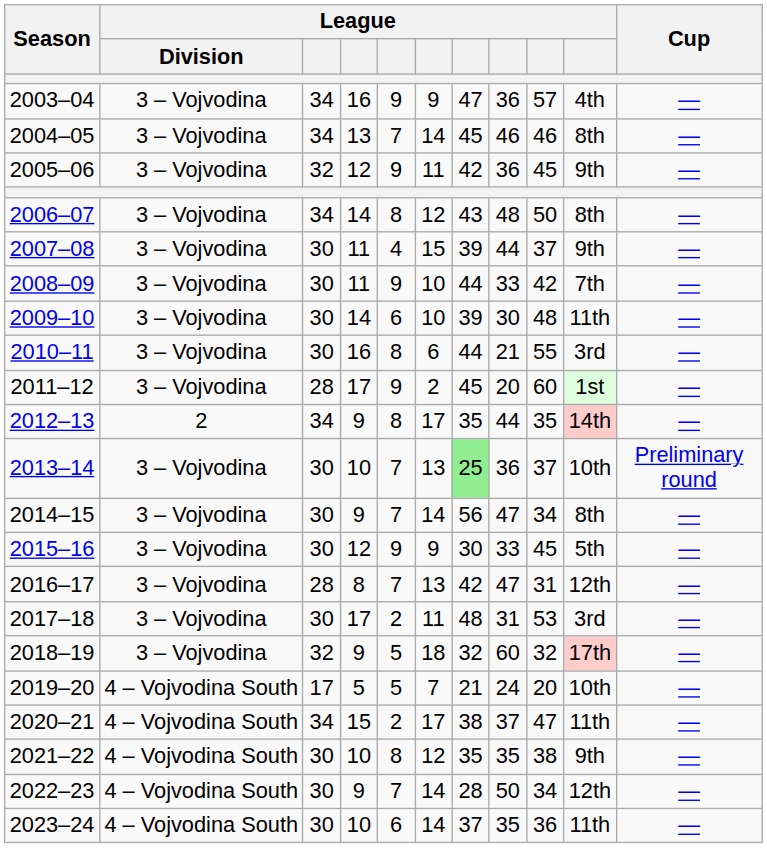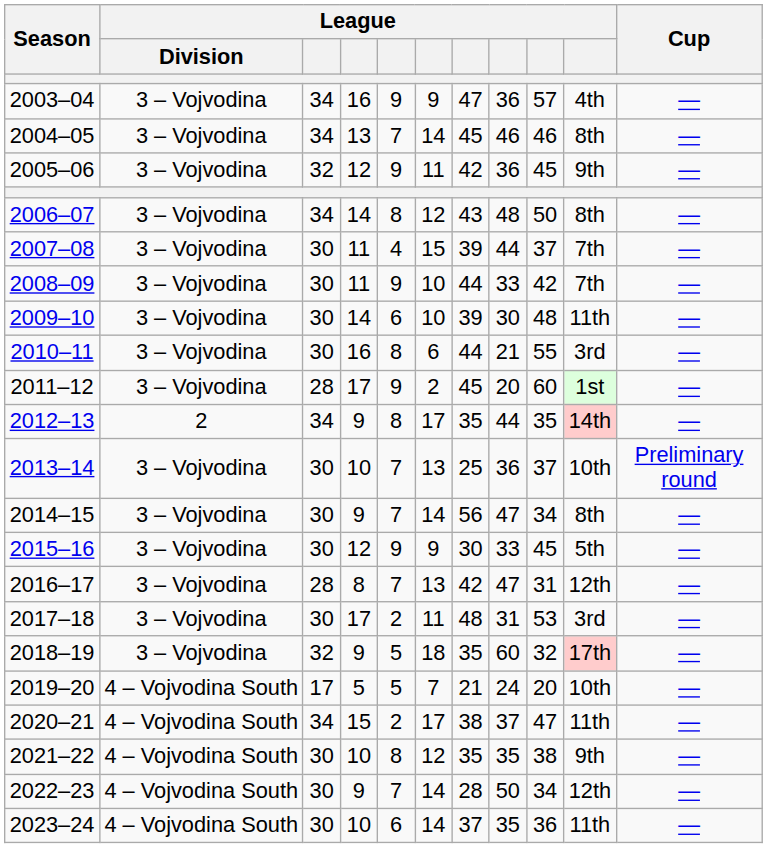(590, 248) 9th -> (590, 248) 7th
(471, 468) lightgreen background -> (471, 468) no background
(471, 652) 32 -> (471, 652) 35
